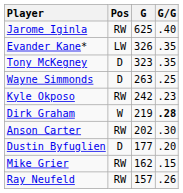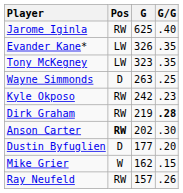(120, 63) D -> (120, 63) LW
(120, 113) W -> (120, 113) RW
(120, 130) normal -> (120, 130) bold
(120, 163) RW -> (120, 163) W
